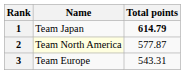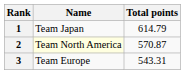(152, 28) bold -> (152, 28) normal
(152, 45) 577.87 -> (152, 45) 570.87
